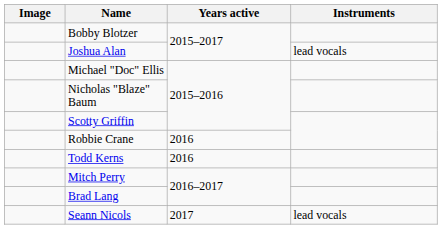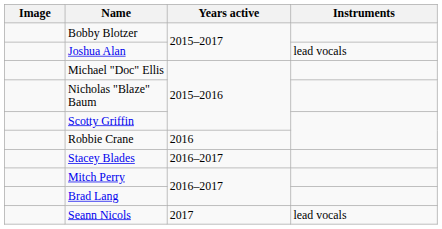+ row: (101, 158)
- row: (96, 158)
